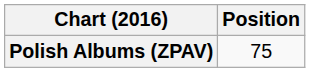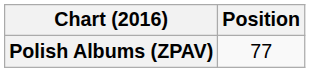(261, 51) 75 -> (261, 51) 77
